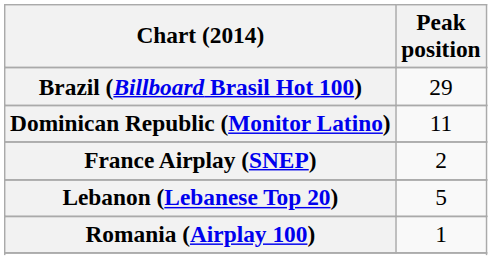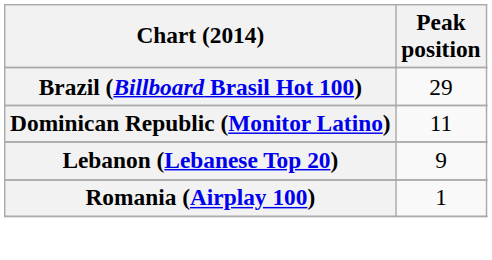- row: (200, 160)
(441, 197) 5 -> (441, 160) 9
